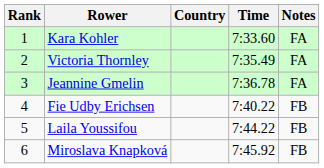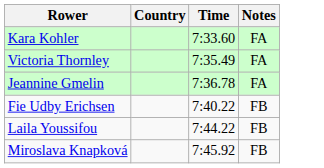- column: (24, 15)
